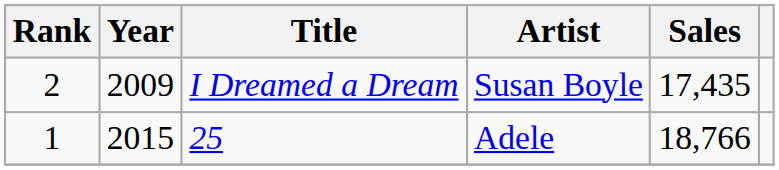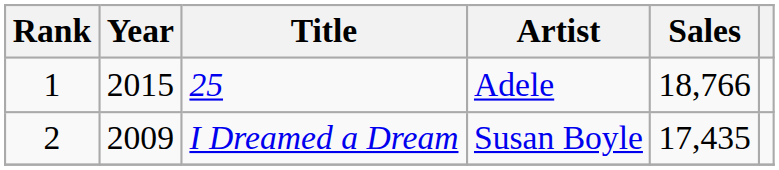rows swapped: (206, 137) <-> (324, 84)
